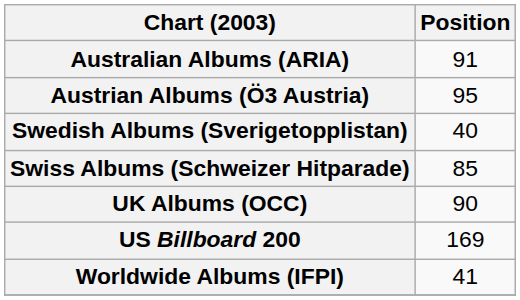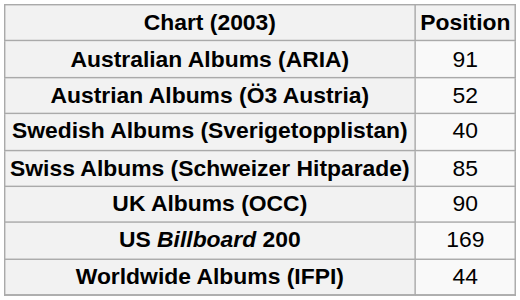(465, 95) 95 -> (465, 95) 52
(465, 276) 41 -> (465, 276) 44
